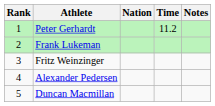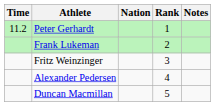columns swapped: (19, 12) <-> (168, 12)
